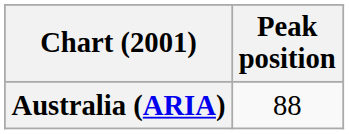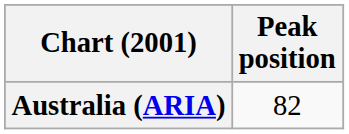(287, 104) 88 -> (287, 104) 82
